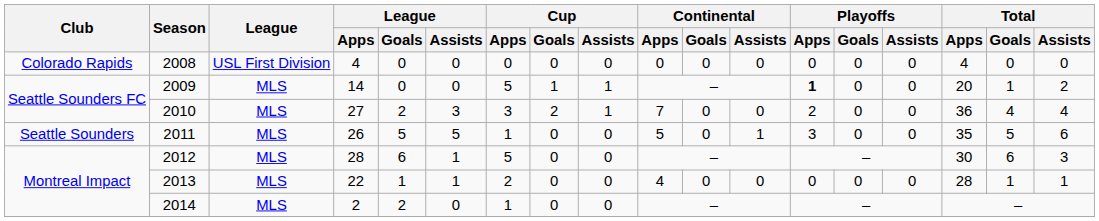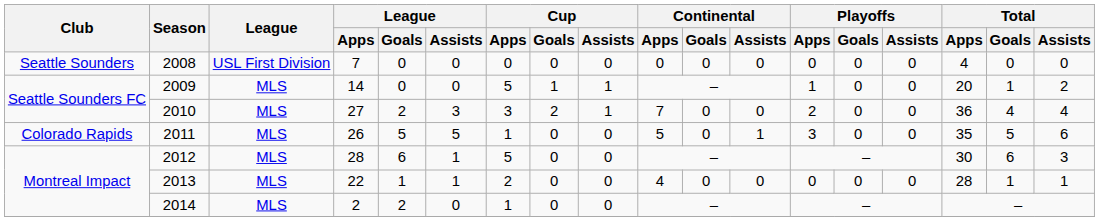(77, 63) Colorado Rapids -> (77, 63) Seattle Sounders
(356, 63) 4 -> (356, 63) 7
(812, 87) bold -> (812, 87) normal
(77, 134) Seattle Sounders -> (77, 134) Colorado Rapids
